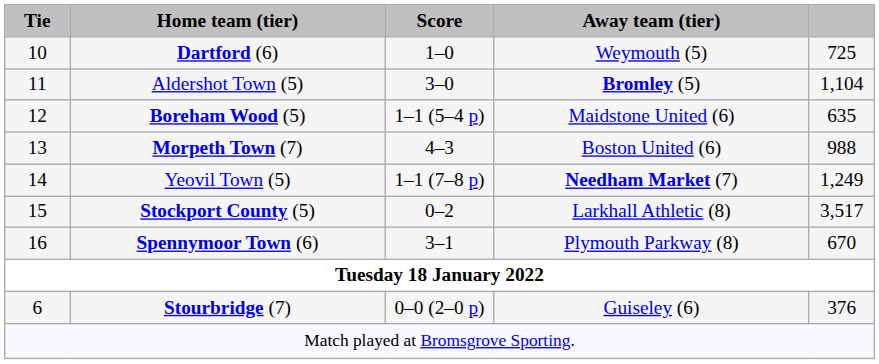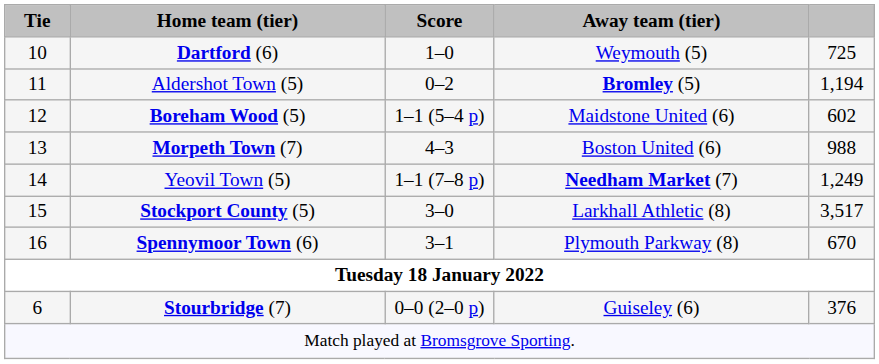(439, 84) 3–0 -> (439, 84) 0–2
(842, 84) 1,104 -> (842, 84) 1,194
(842, 116) 635 -> (842, 116) 602
(439, 211) 0–2 -> (439, 211) 3–0
